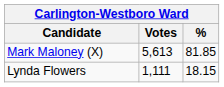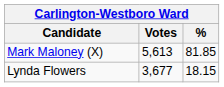(156, 71) 1,111 -> (157, 71) 3,677
